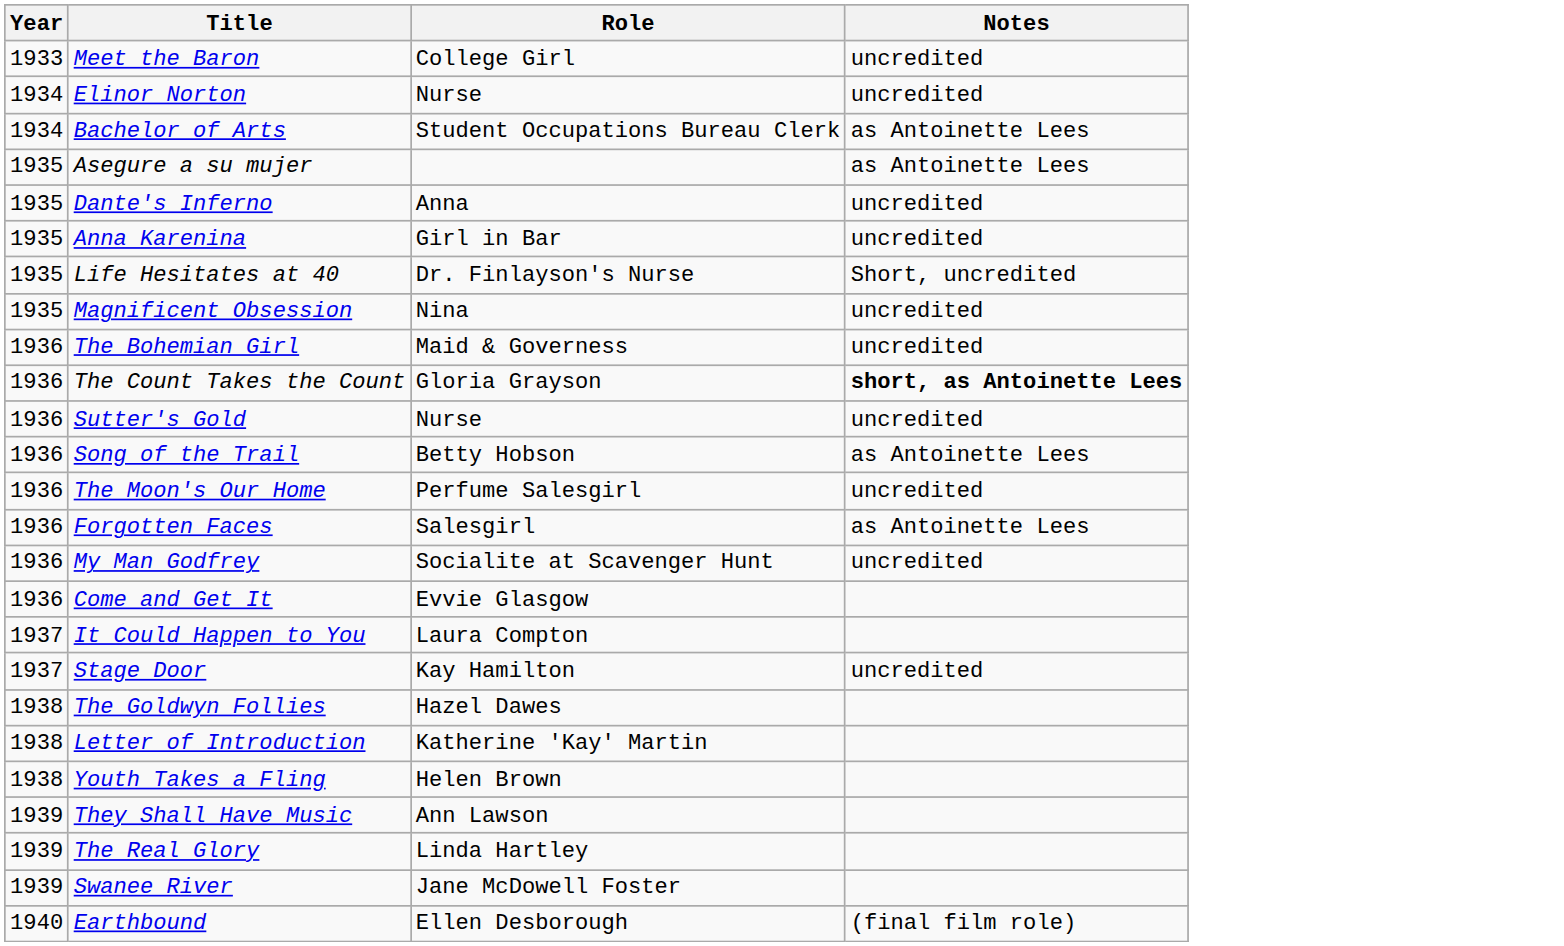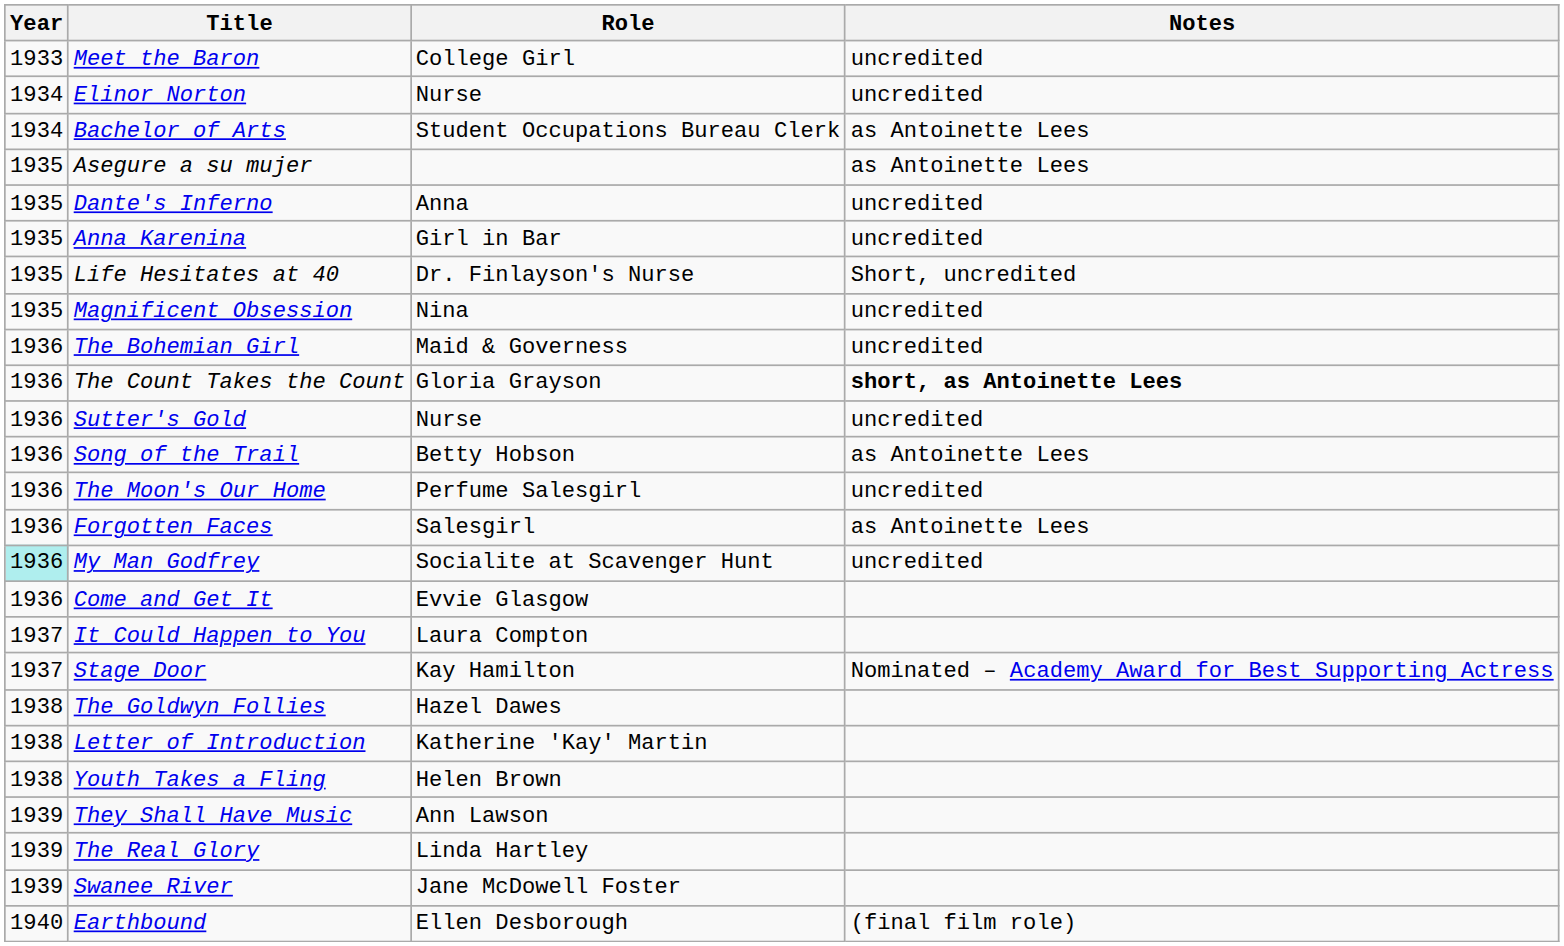(37, 563) no background -> (37, 563) paleturquoise background
(917, 671) uncredited -> (1202, 671) Nominated – Academy Award for Best Supporting Actress
